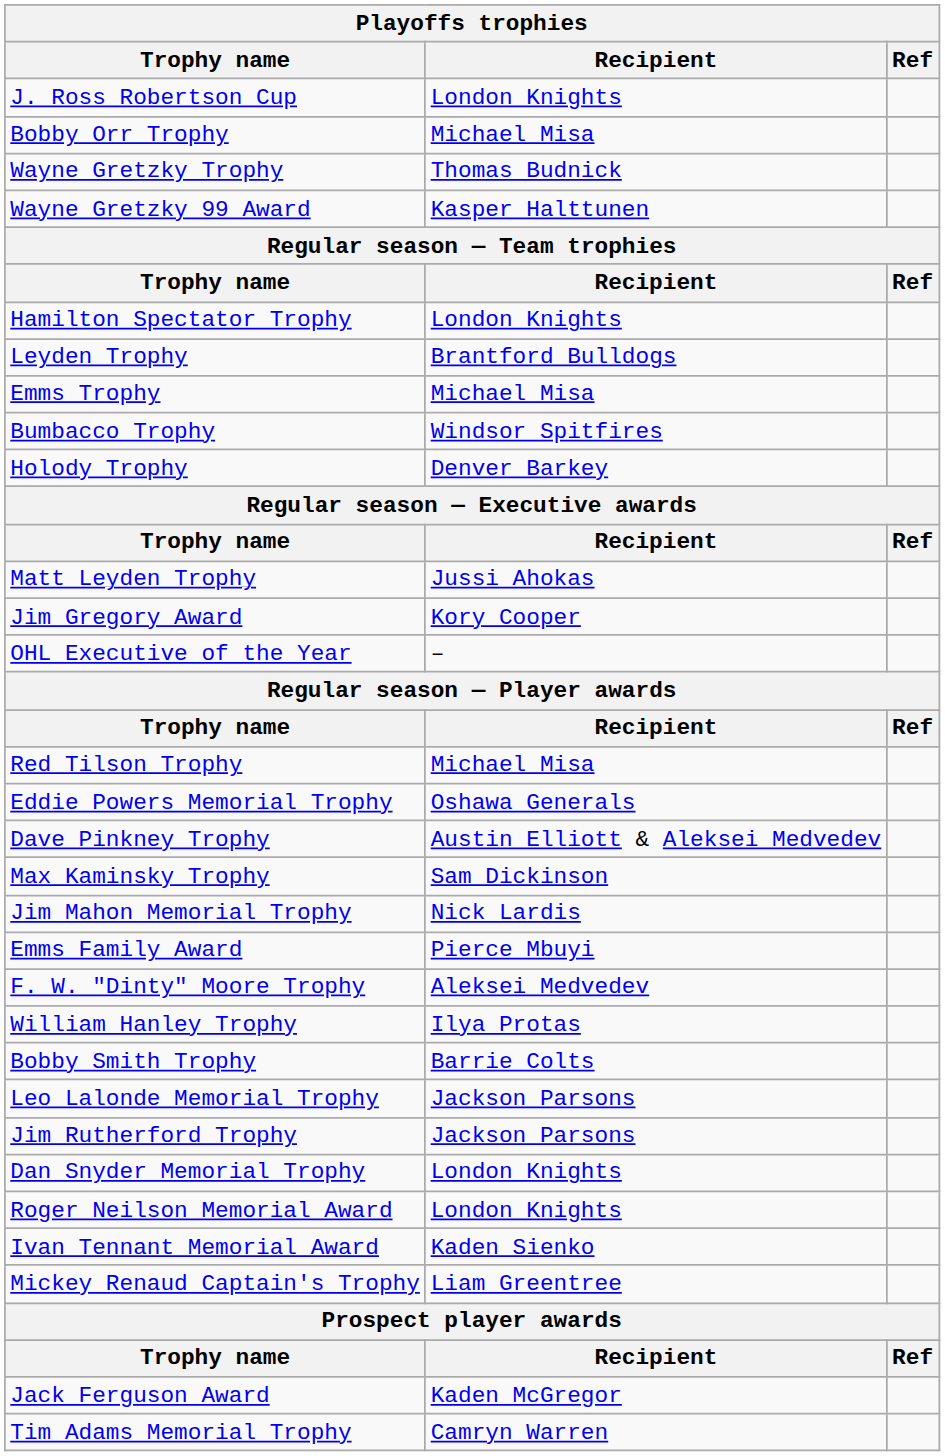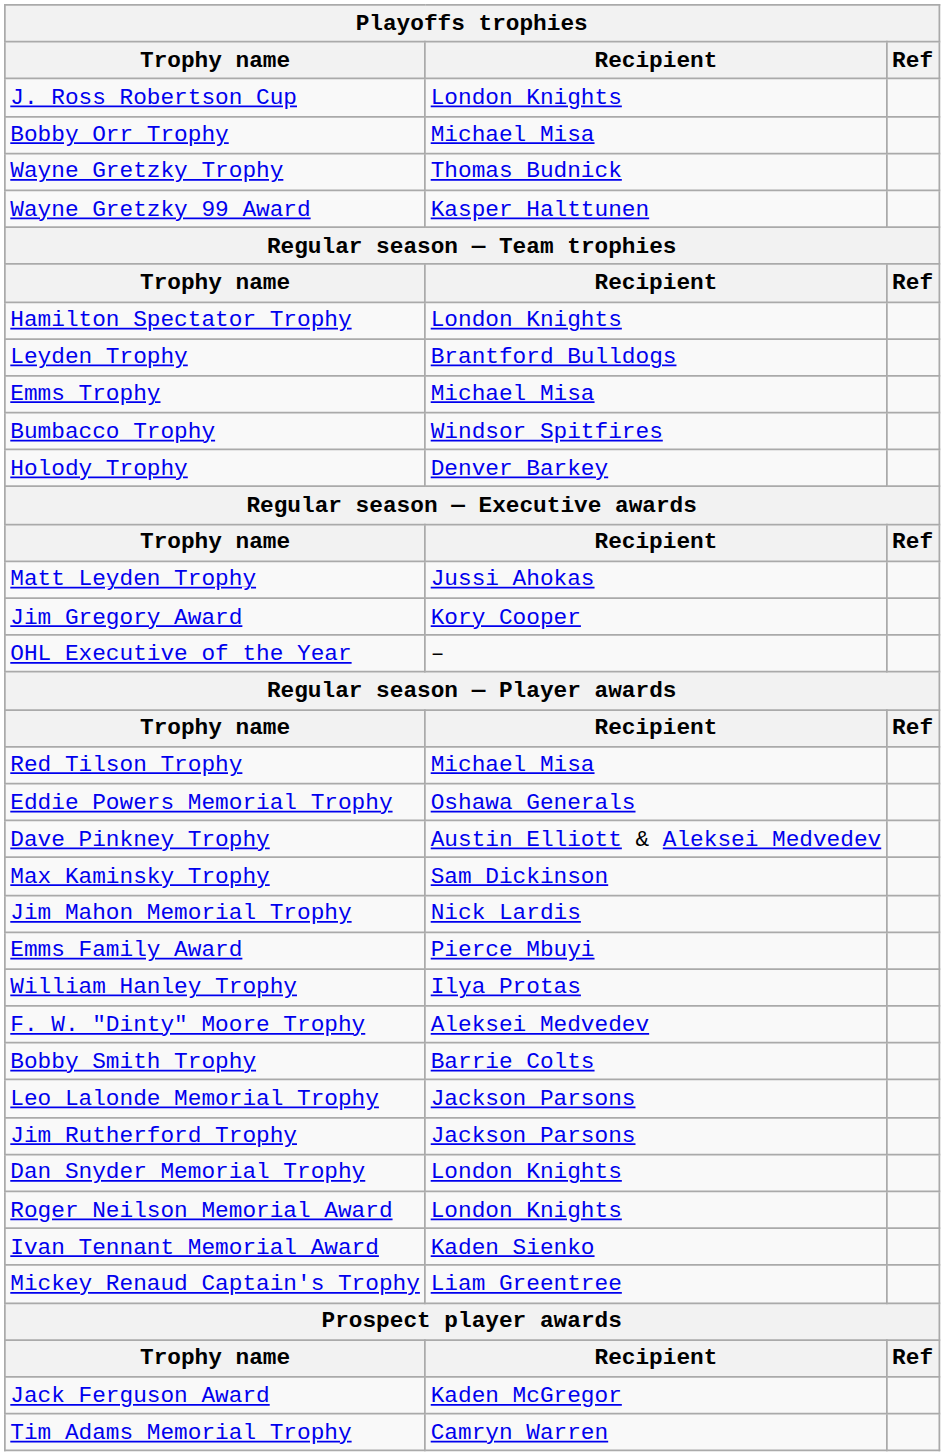rows swapped: (154, 1025) <-> (188, 987)
